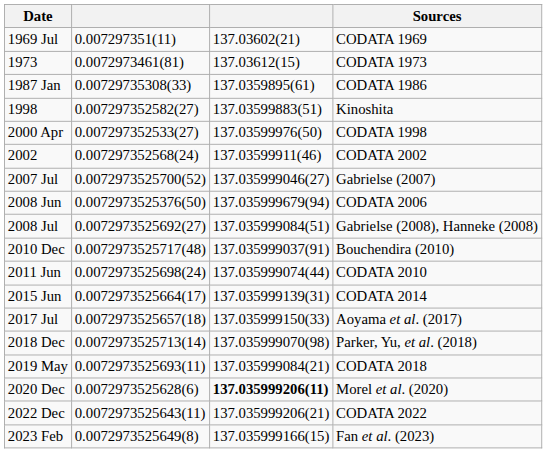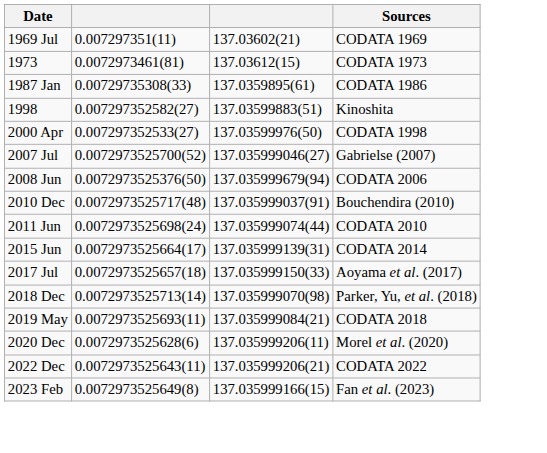- row: (23, 156)
- row: (33, 226)
(271, 389) bold -> (271, 343) normal
